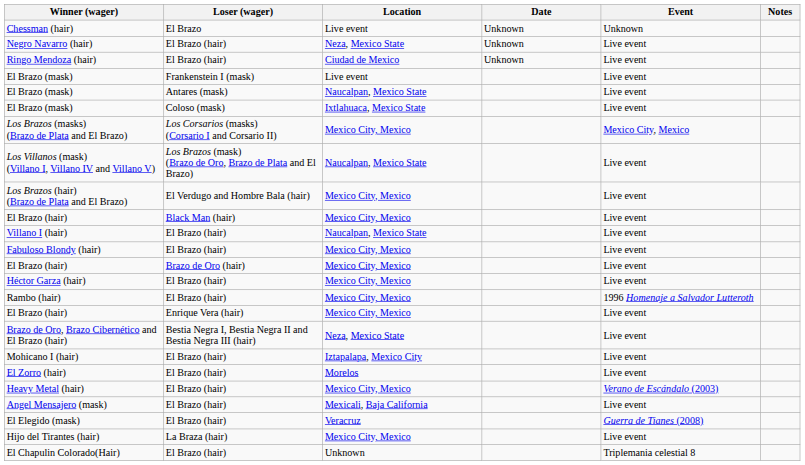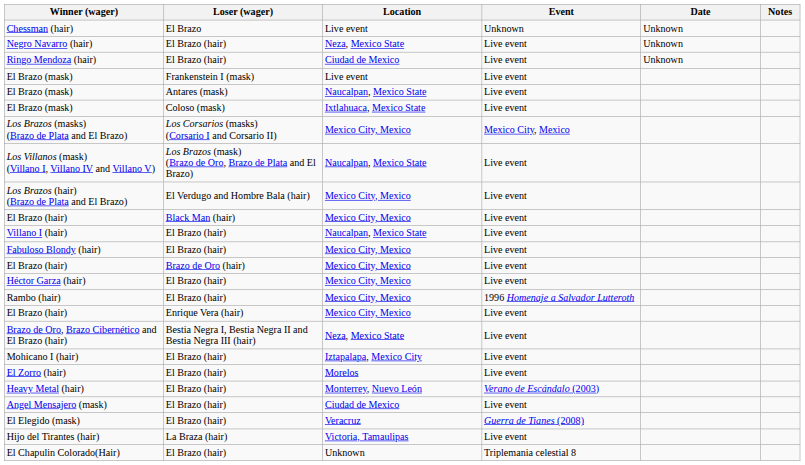columns swapped: (681, 12) <-> (541, 12)
(368, 388) Mexico City, Mexico -> (373, 388) Monterrey, Nuevo León
(376, 404) Mexicali, Baja California -> (362, 404) Ciudad de Mexico
(368, 436) Mexico City, Mexico -> (367, 436) Victoria, Tamaulipas
